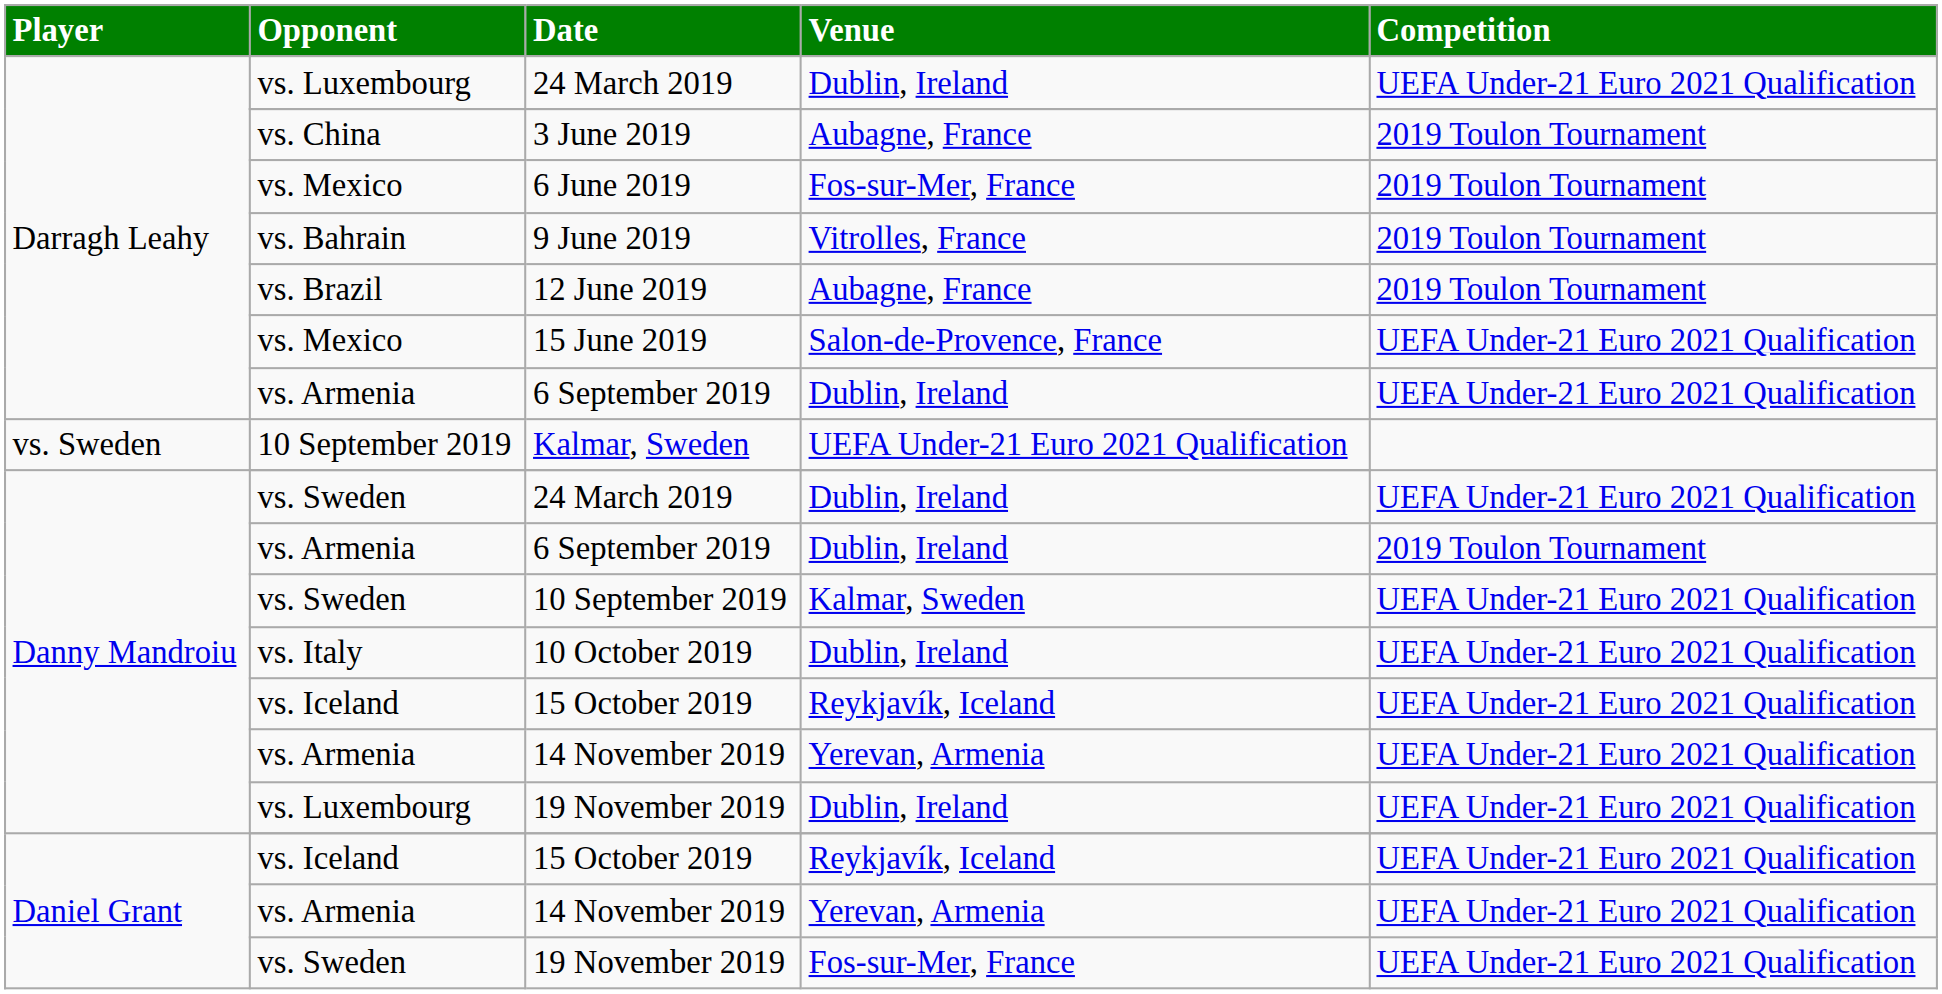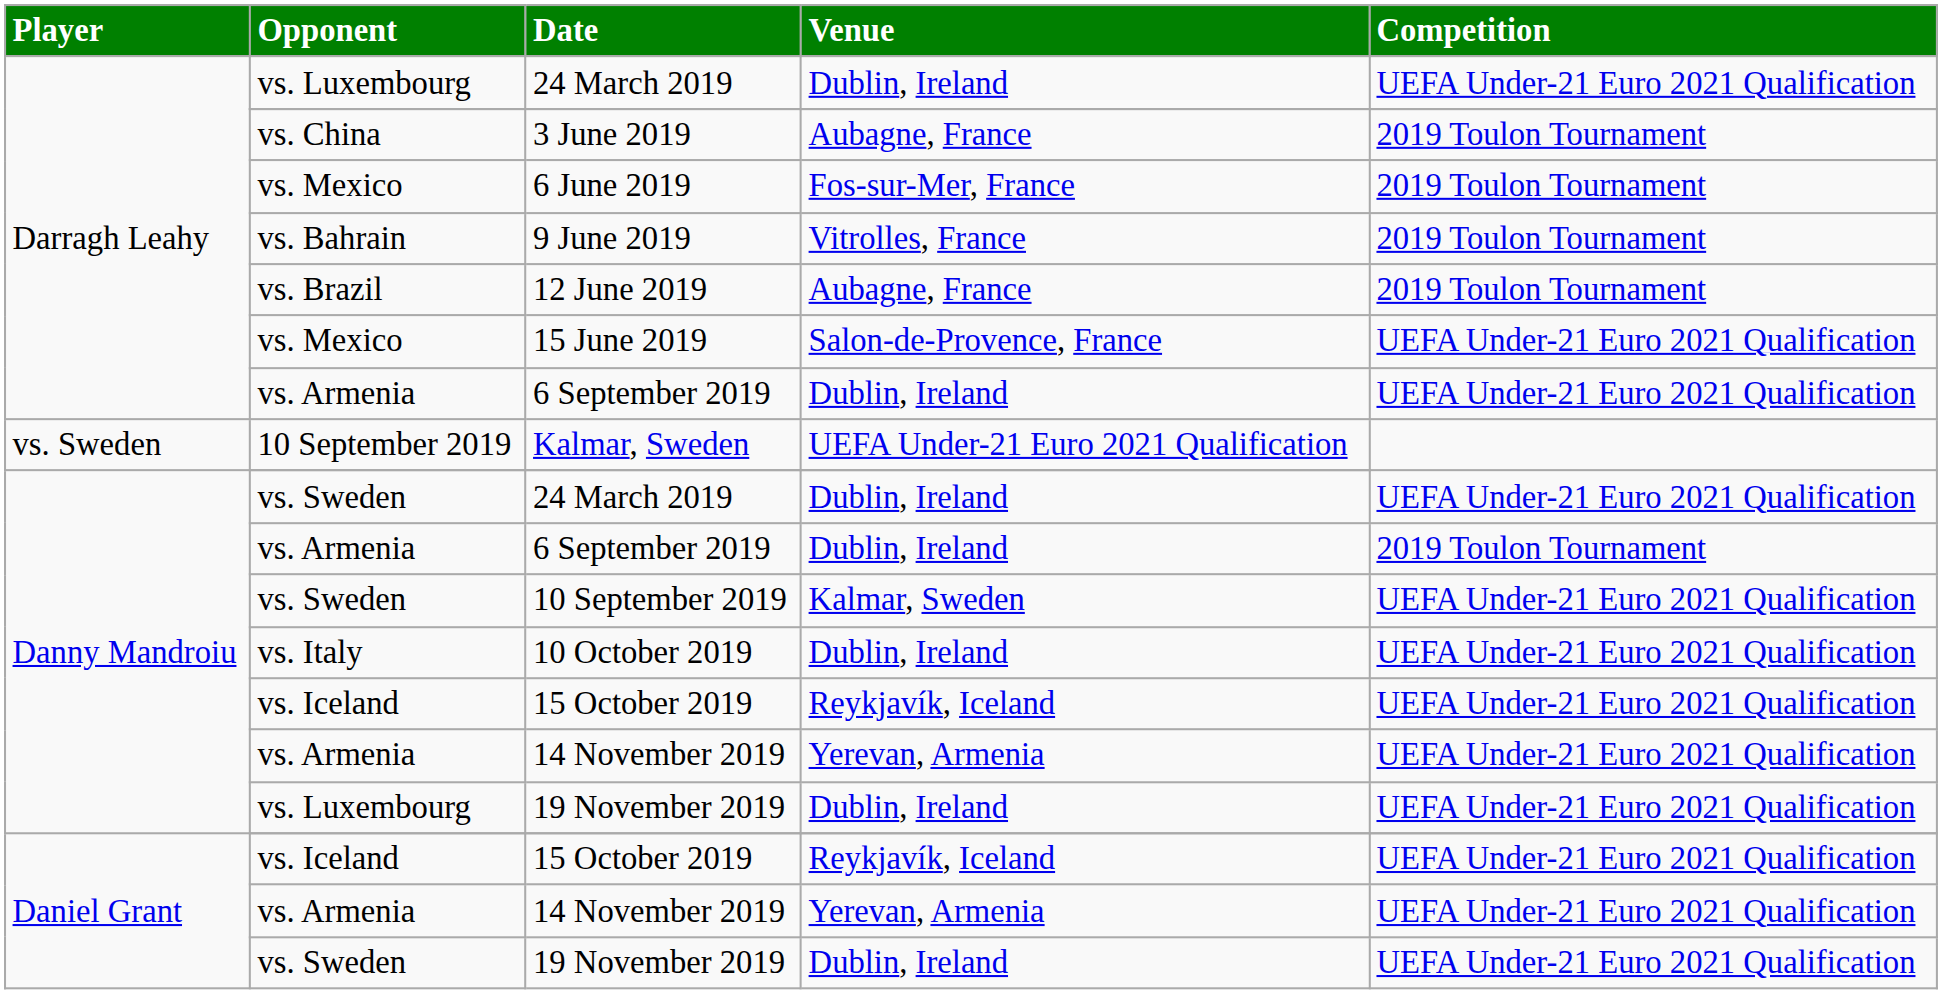(942, 962) Fos-sur-Mer, France -> (908, 962) Dublin, Ireland
